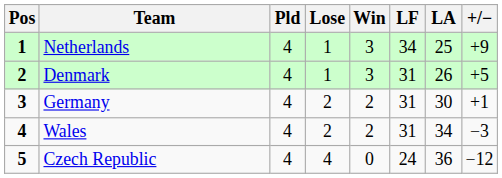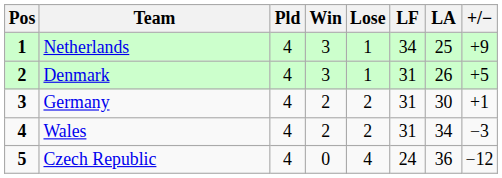columns swapped: (369, 18) <-> (327, 18)
